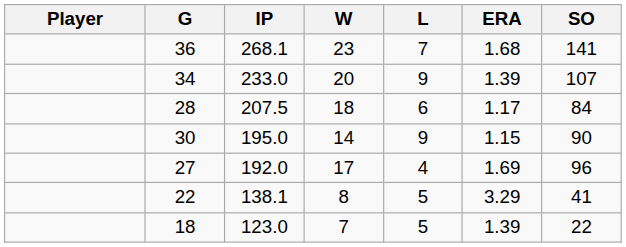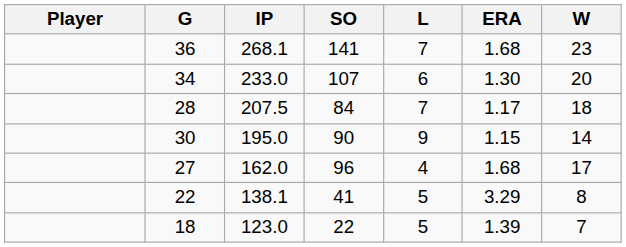columns swapped: (344, 19) <-> (581, 19)
(423, 78) 9 -> (423, 78) 6
(502, 78) 1.39 -> (502, 78) 1.30
(423, 108) 6 -> (423, 108) 7
(264, 167) 192.0 -> (264, 167) 162.0
(502, 167) 1.69 -> (502, 167) 1.68
